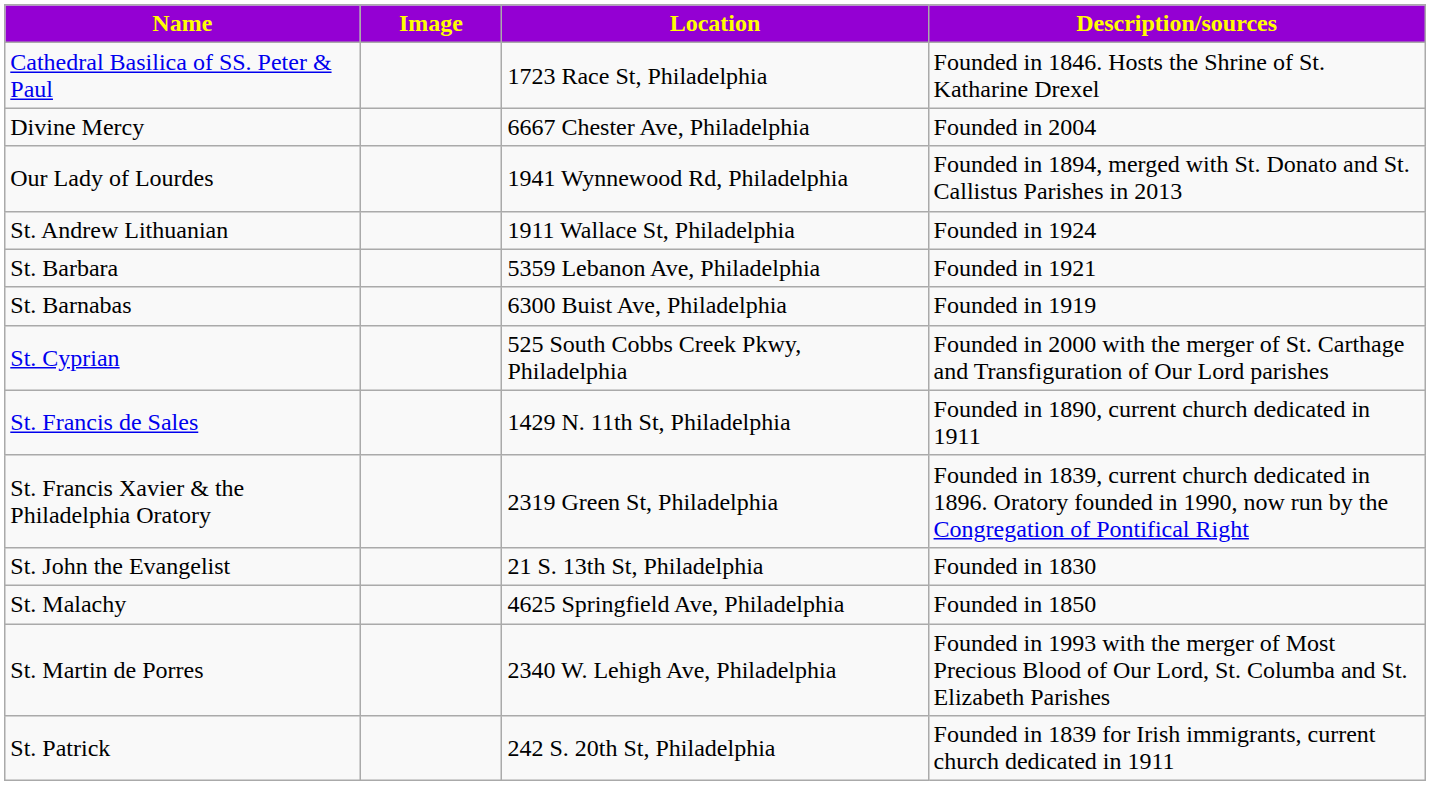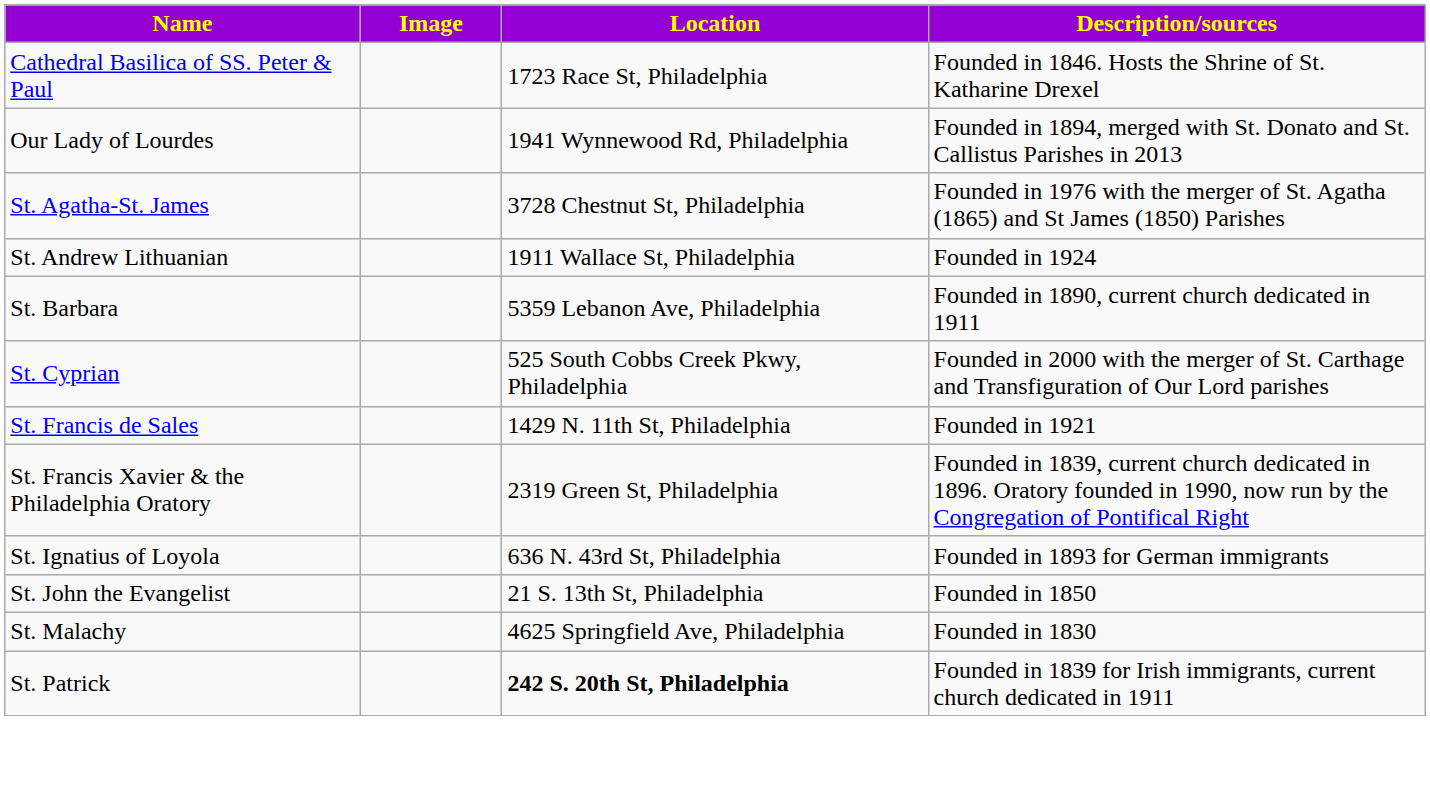- row: (77, 126)
+ row: (110, 205)
(1015, 267) Founded in 1921 -> (1152, 308) Founded in 1890, current church dedicated in 1911
- row: (71, 305)
(1152, 422) Founded in 1890, current church dedicated in 1911 -> (1015, 424) Founded in 1921
+ row: (115, 555)
(1015, 566) Founded in 1830 -> (1015, 593) Founded in 1850
(1015, 604) Founded in 1850 -> (1015, 631) Founded in 1830
- row: (107, 669)
(641, 747) normal -> (648, 682) bold
